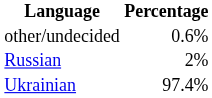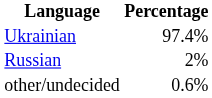rows swapped: (40, 85) <-> (62, 36)
